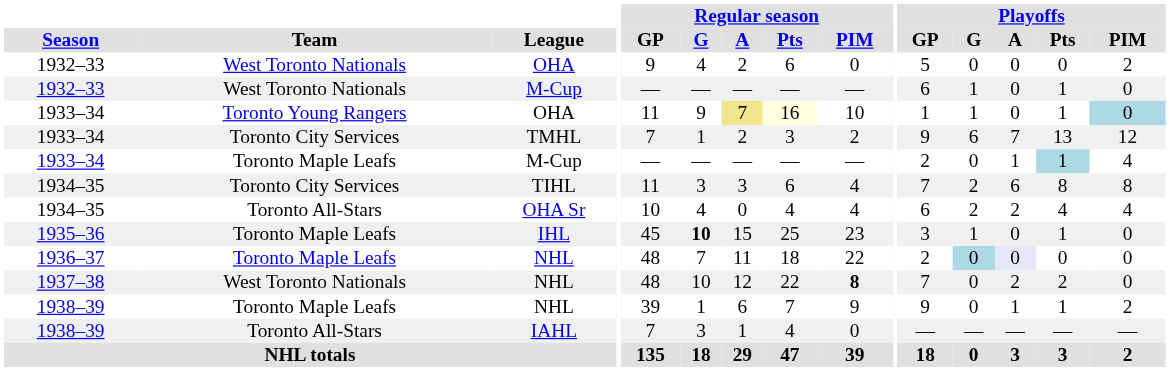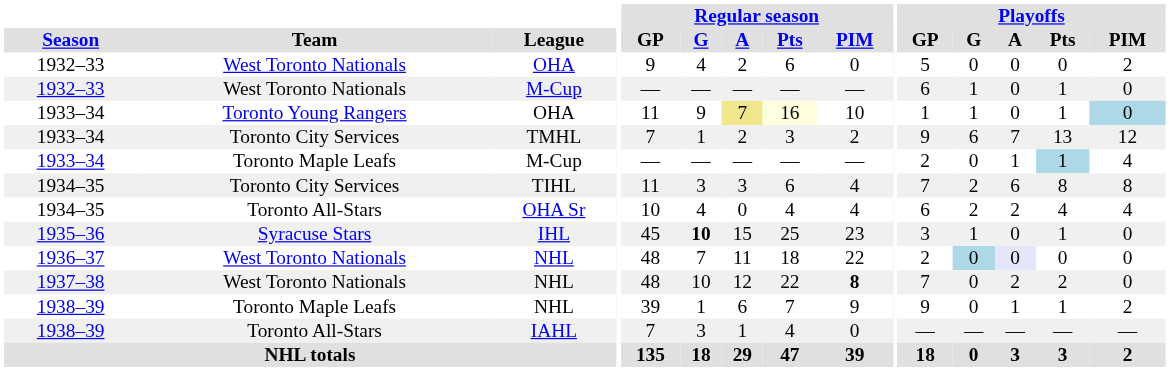(315, 233) Toronto Maple Leafs -> (315, 233) Syracuse Stars
(315, 257) Toronto Maple Leafs -> (315, 257) West Toronto Nationals
